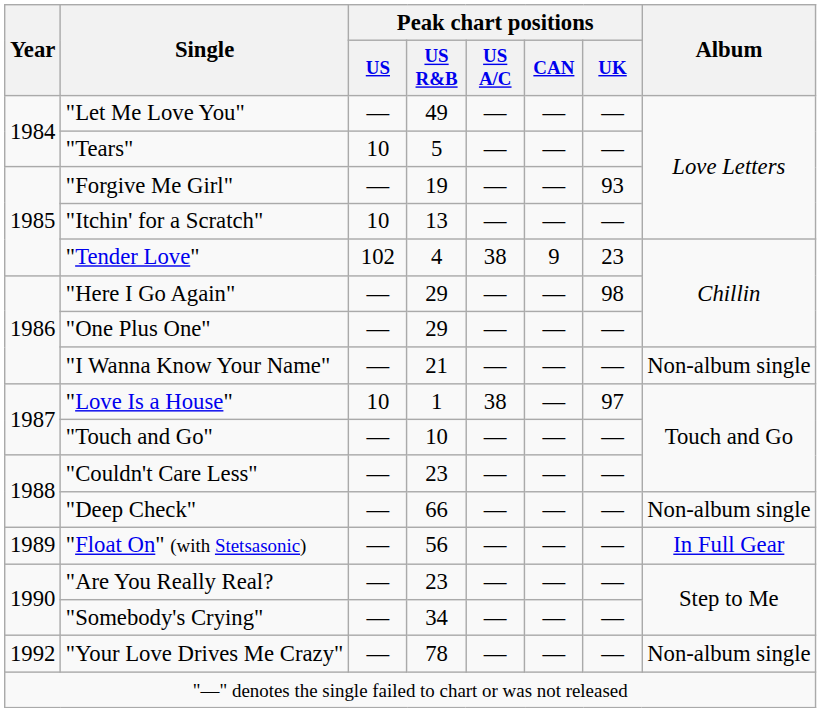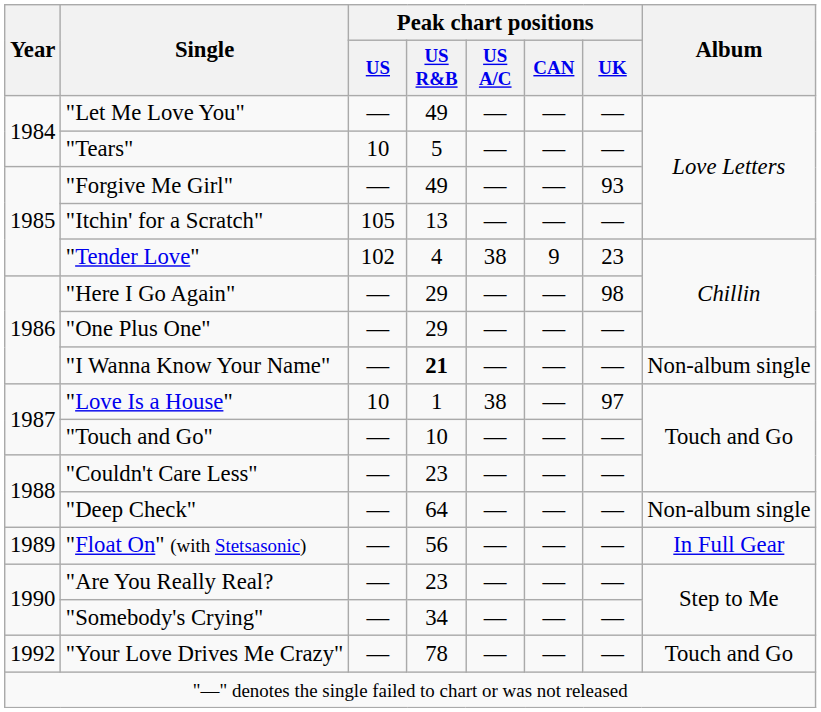(437, 185) 19 -> (437, 185) 49
(378, 221) 10 -> (378, 221) 105
(437, 365) normal -> (437, 365) bold
(437, 509) 66 -> (437, 509) 64
(729, 653) Non-album single -> (729, 653) Touch and Go
